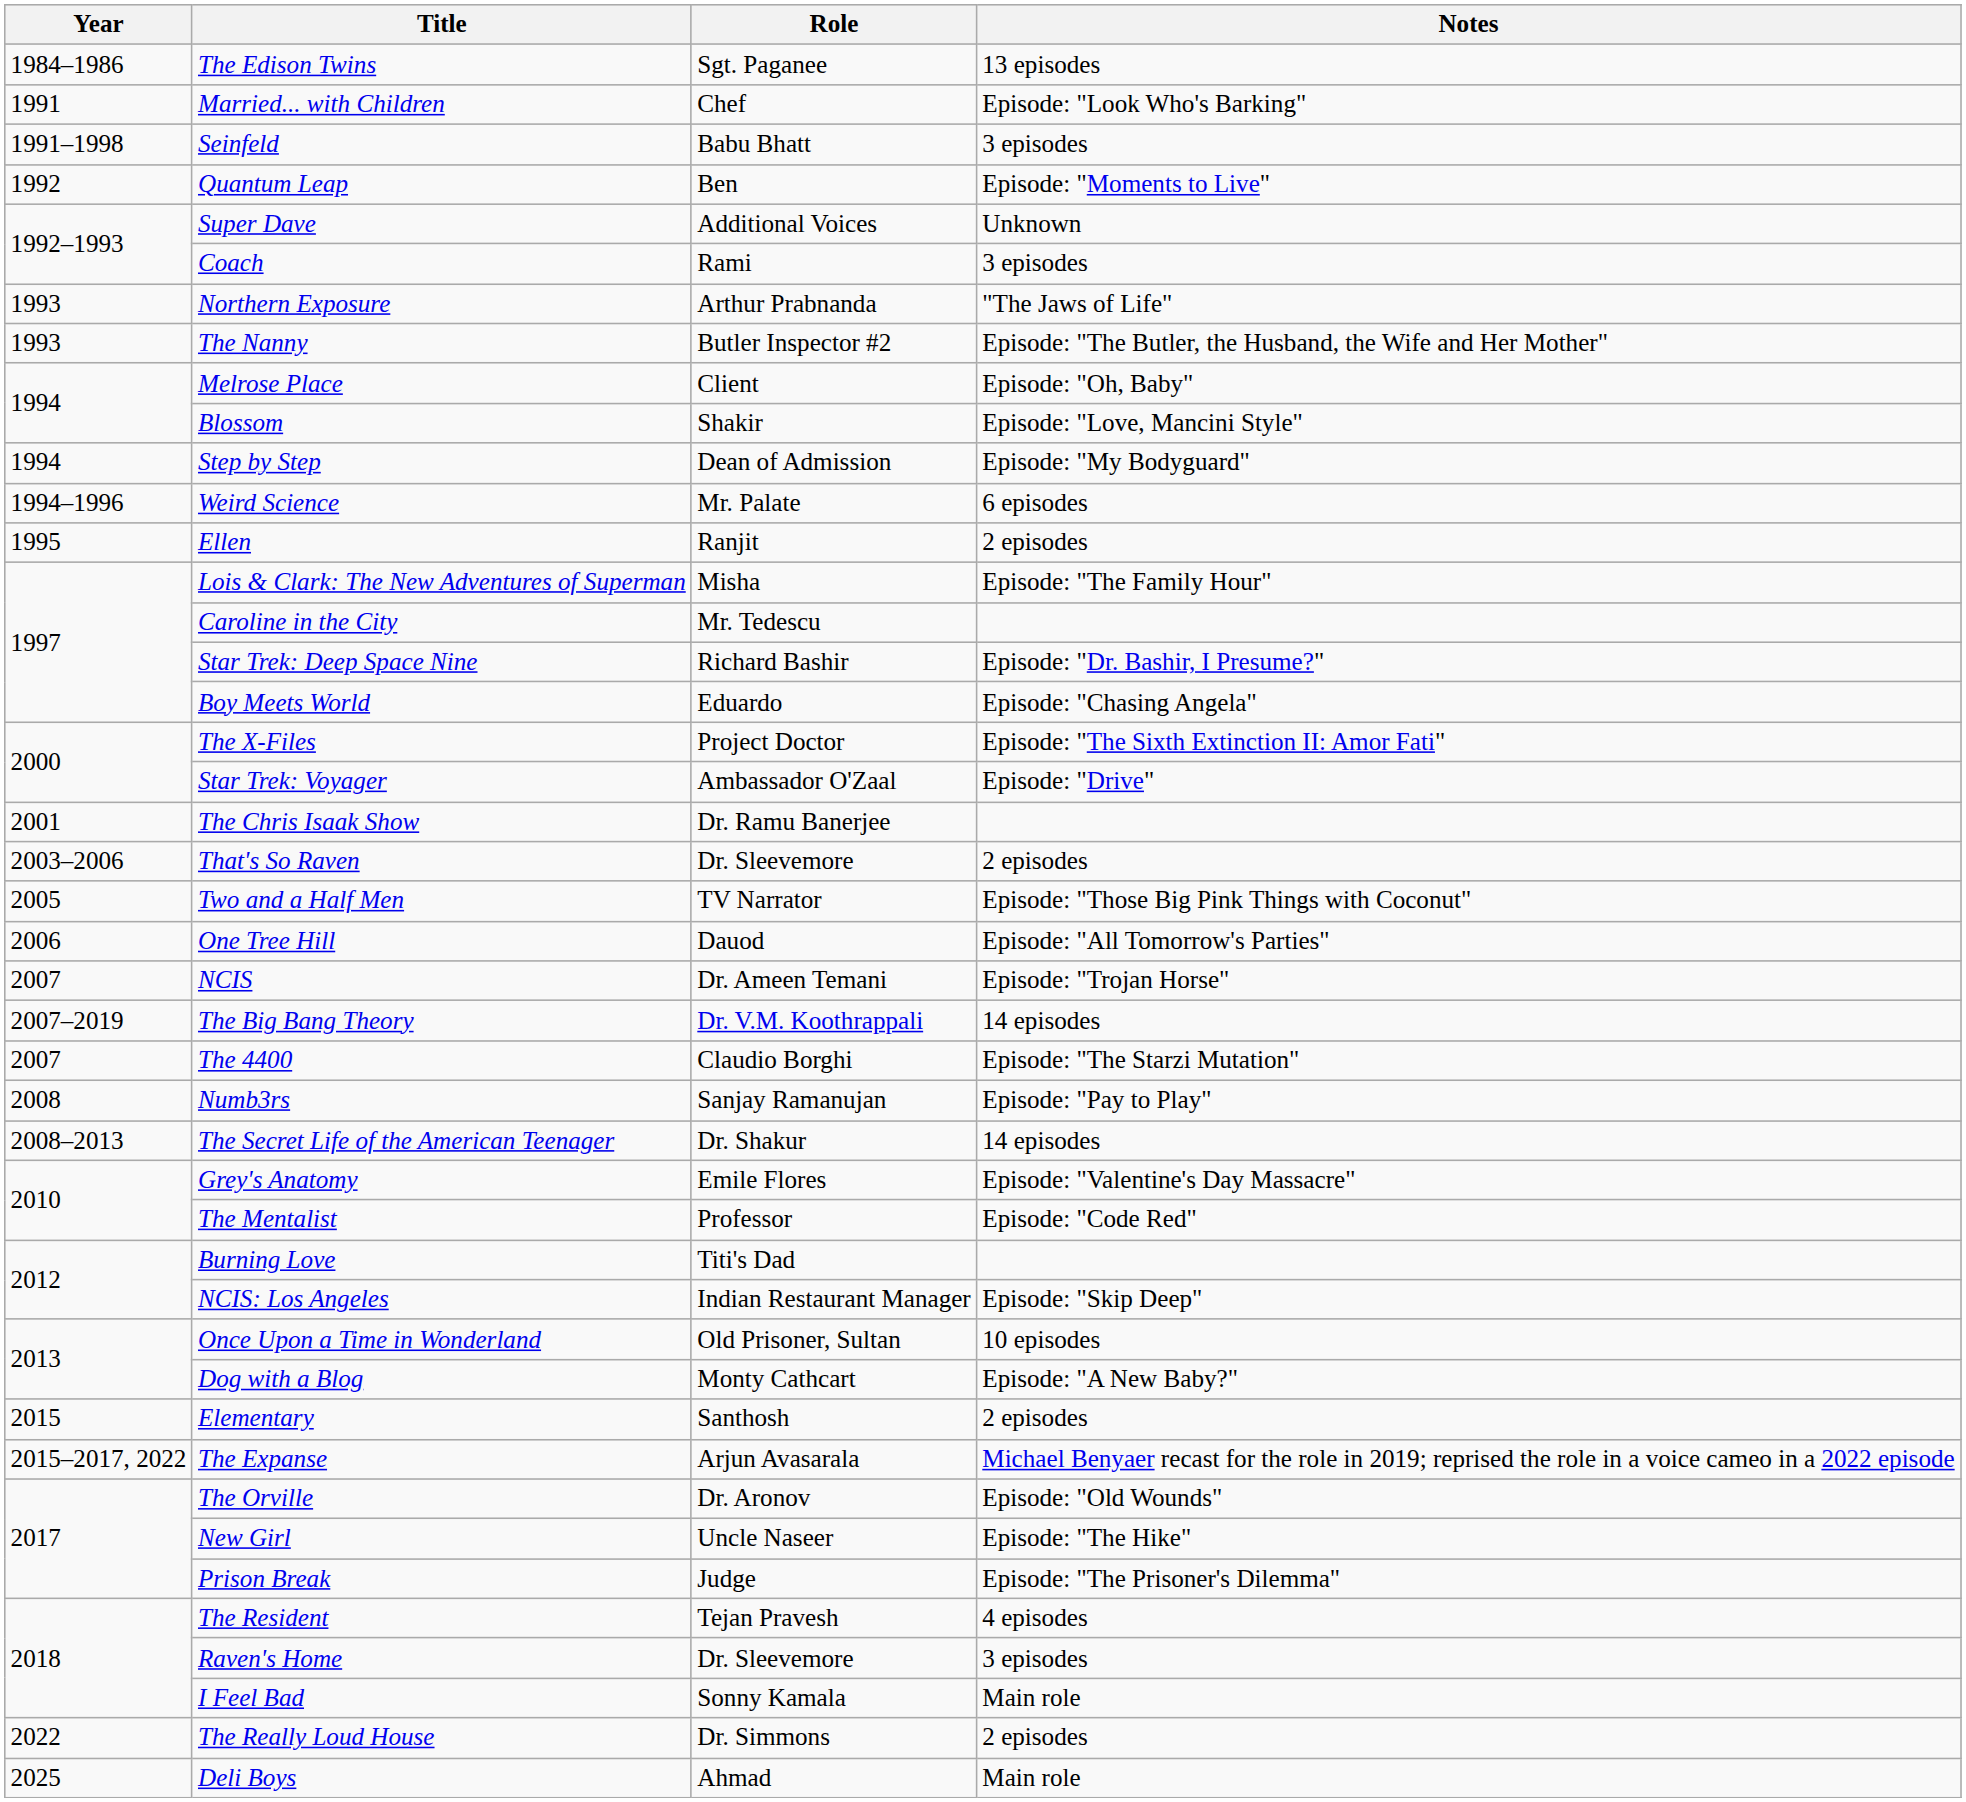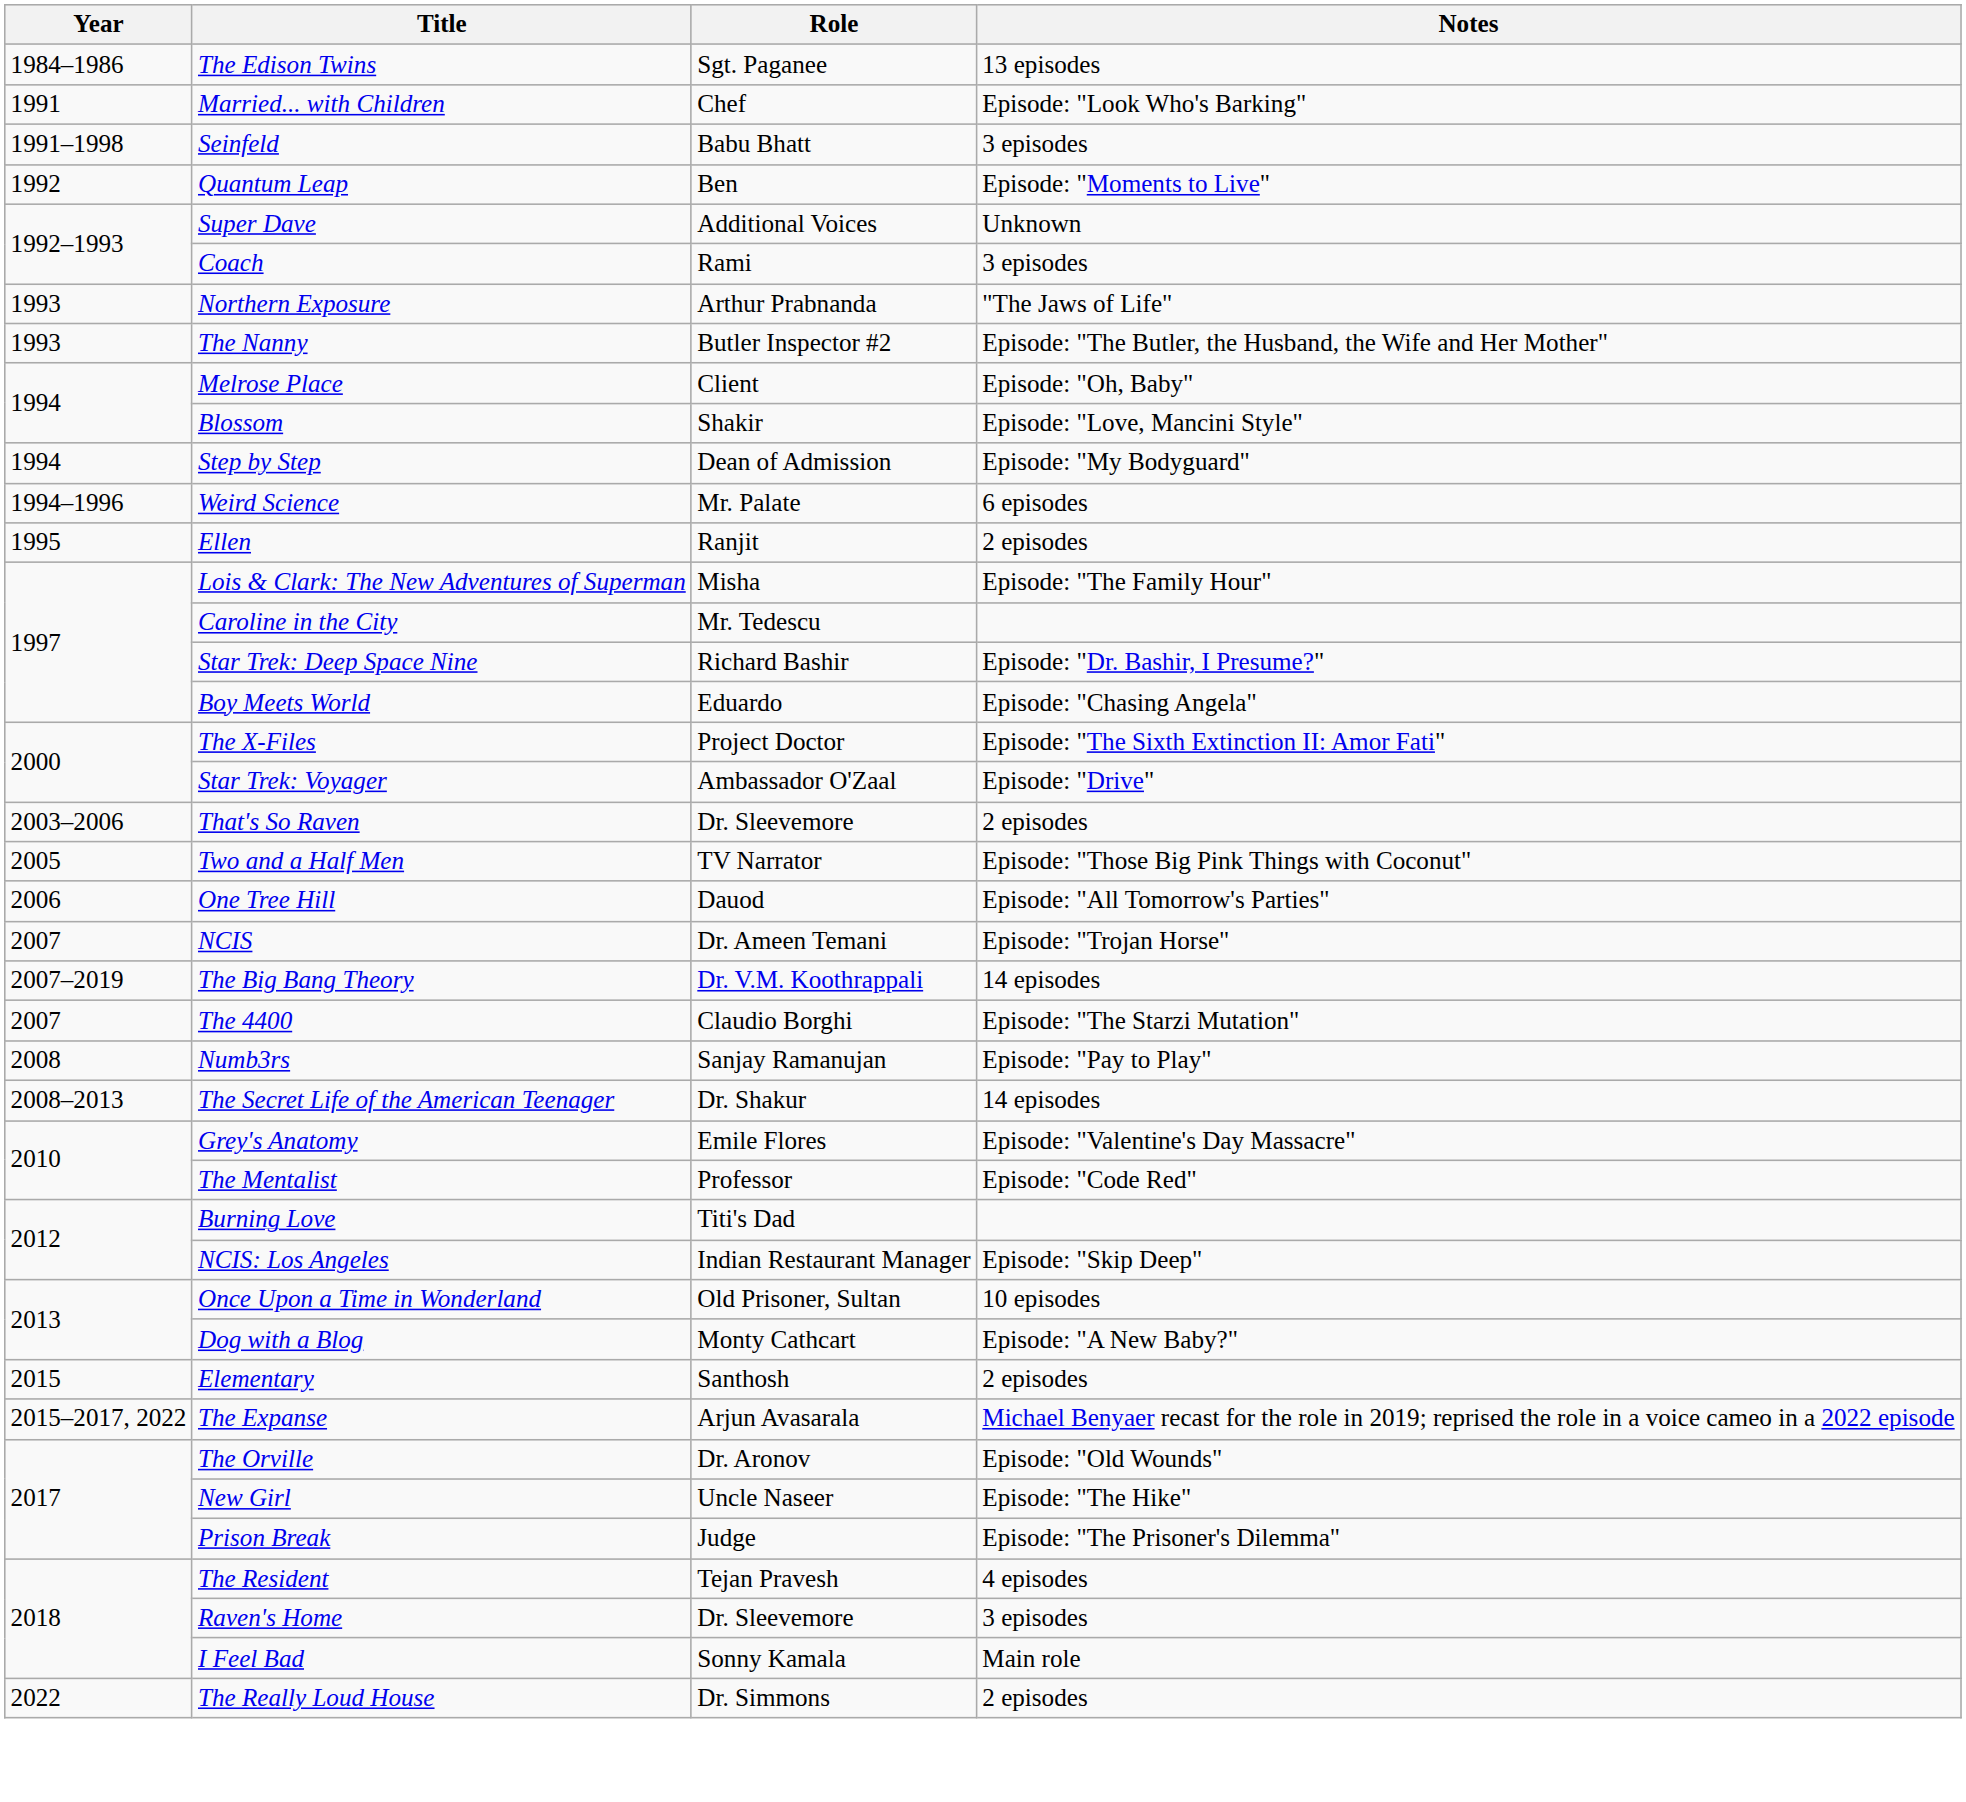- row: (309, 821)
- row: (247, 1777)
